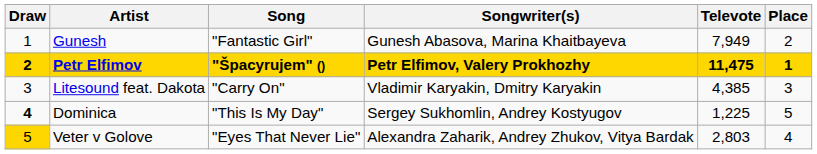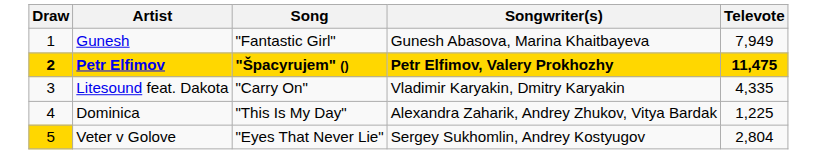- column: (788, 16)
(731, 88) 4,385 -> (754, 88) 4,335
(27, 112) bold -> (51, 112) normal
(494, 112) Sergey Sukhomlin, Andrey Kostyugov -> (554, 112) Alexandra Zaharik, Andrey Zhukov, Vitya Bardak
(531, 137) Alexandra Zaharik, Andrey Zhukov, Vitya Bardak -> (518, 137) Sergey Sukhomlin, Andrey Kostyugov
(731, 137) 2,803 -> (754, 137) 2,804
